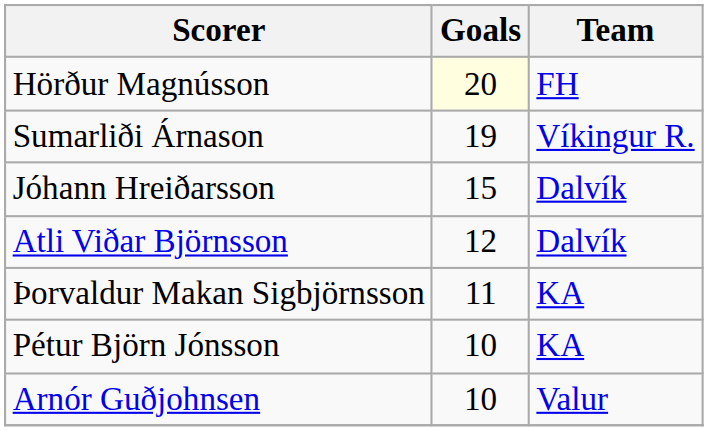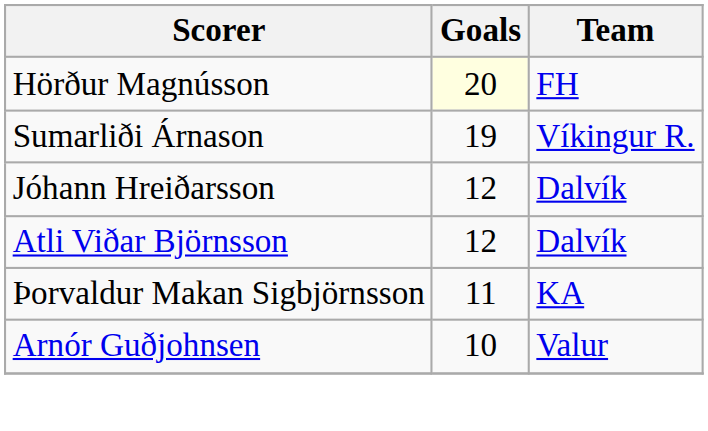(481, 188) 15 -> (481, 188) 12
- row: (146, 345)
